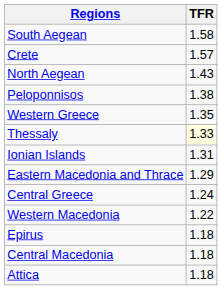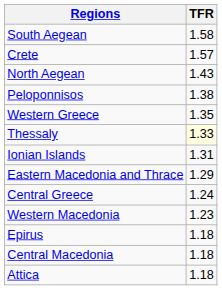(202, 214) 1.22 -> (202, 214) 1.23
